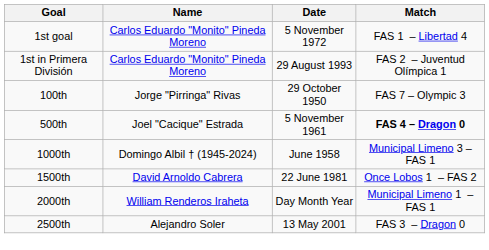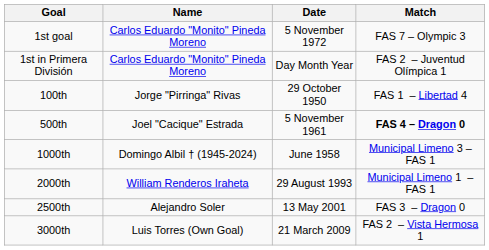(420, 36) FAS 1 – Libertad 4 -> (420, 36) FAS 7 – Olympic 3
(314, 65) 29 August 1993 -> (314, 65) Day Month Year
(420, 95) FAS 7 – Olympic 3 -> (420, 95) FAS 1 – Libertad 4
- row: (54, 177)
(314, 201) Day Month Year -> (314, 183) 29 August 1993
+ row: (54, 230)
